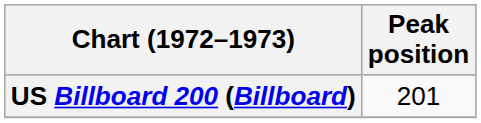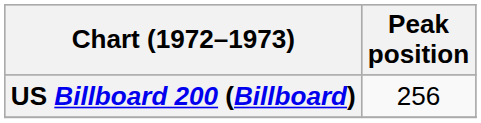(418, 95) 201 -> (418, 95) 256
